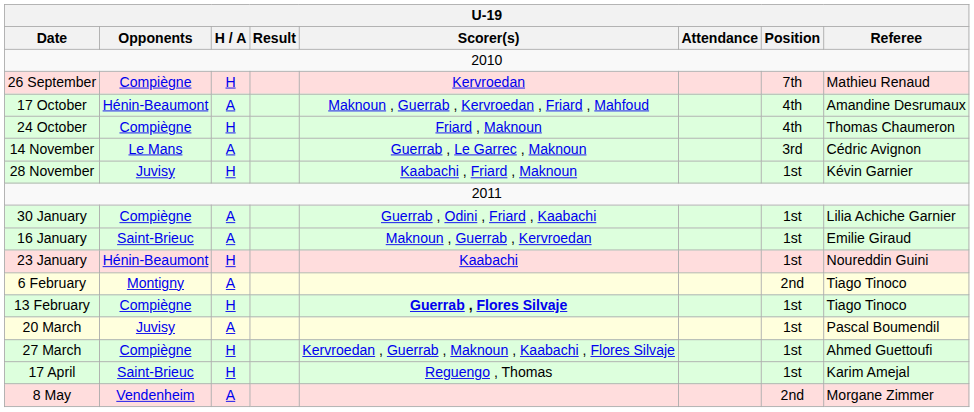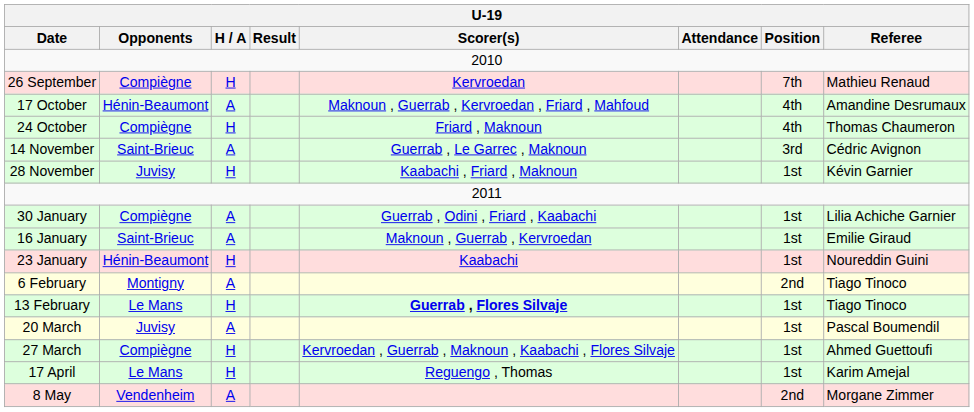(155, 149) Le Mans -> (155, 149) Saint-Brieuc
(155, 305) Compiègne -> (155, 305) Le Mans
(155, 372) Saint-Brieuc -> (155, 372) Le Mans
